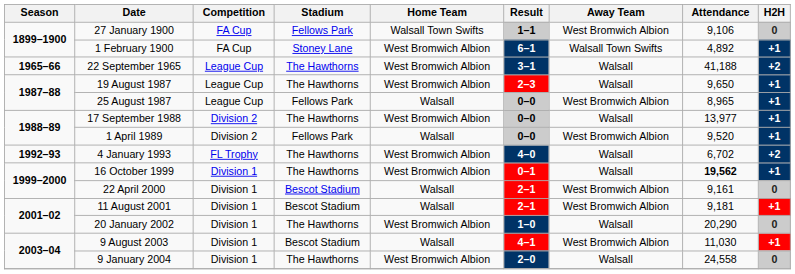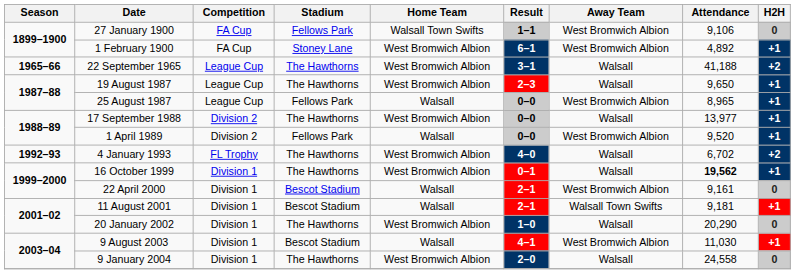(616, 48) Walsall Town Swifts -> (616, 48) West Bromwich Albion
(616, 207) West Bromwich Albion -> (616, 207) Walsall Town Swifts
